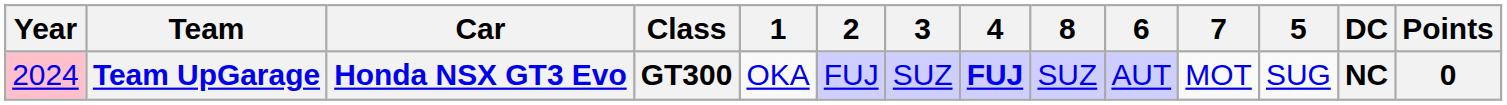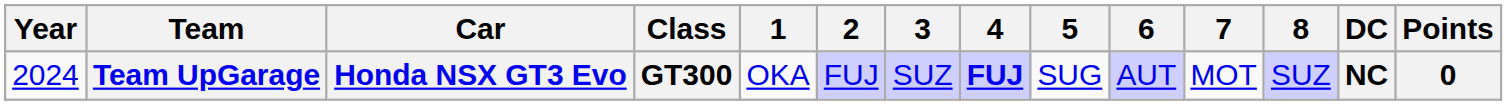columns swapped: (1298, 28) <-> (1067, 28)
(45, 75) pink background -> (45, 75) no background
